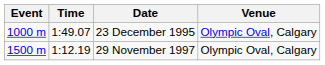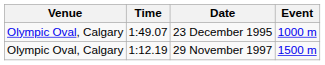columns swapped: (27, 13) <-> (259, 13)
